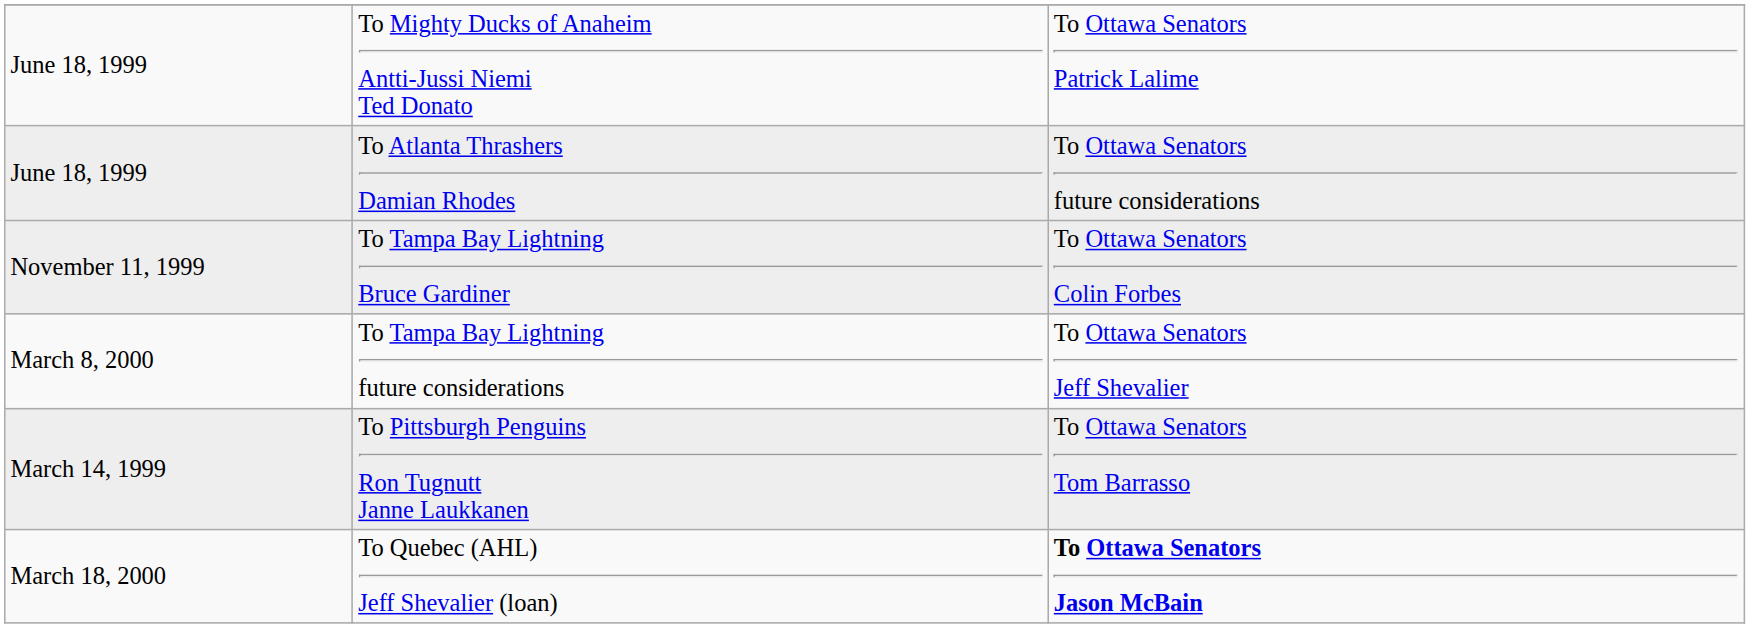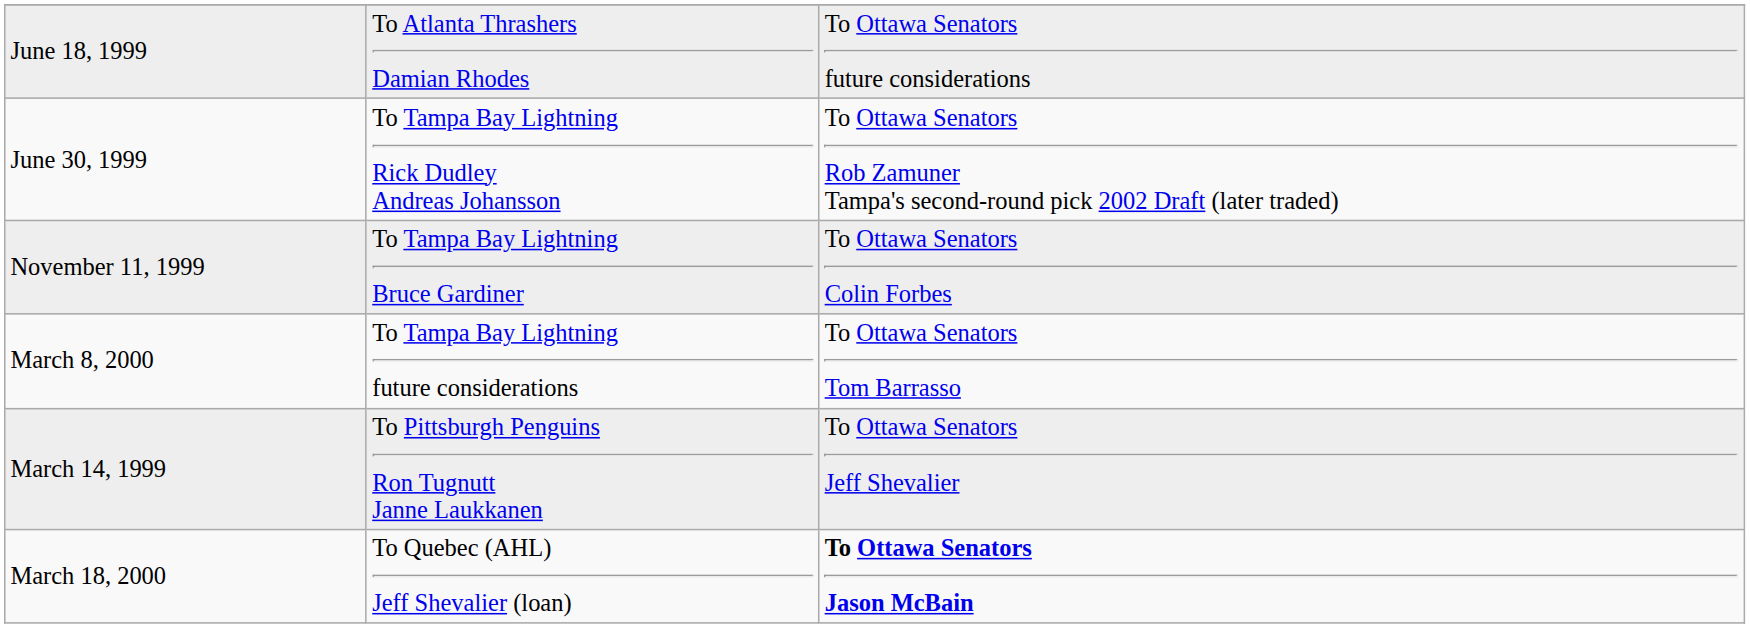- row: (700, 65)
+ row: (593, 159)
(1396, 360) To Ottawa Senators Jeff Shevalier -> (1281, 360) To Ottawa Senators Tom Barrasso
(1396, 454) To Ottawa Senators Tom Barrasso -> (1281, 454) To Ottawa Senators Jeff Shevalier
